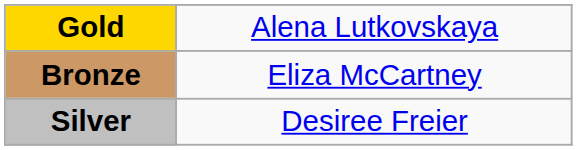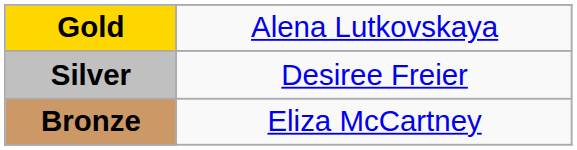rows swapped: (91, 121) <-> (91, 74)
